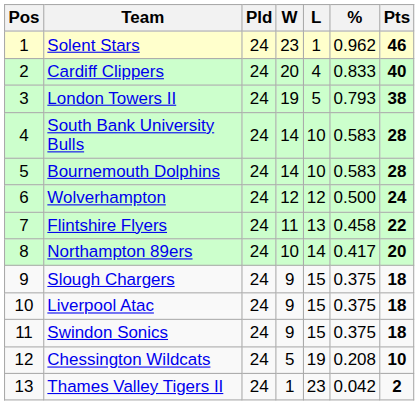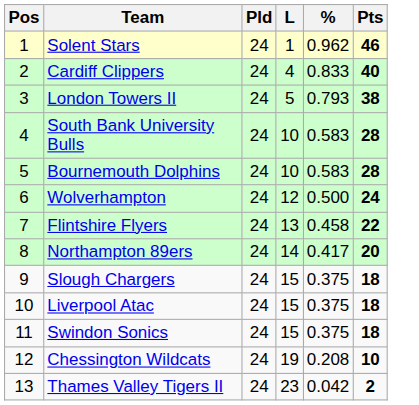- column: (290, 17)
